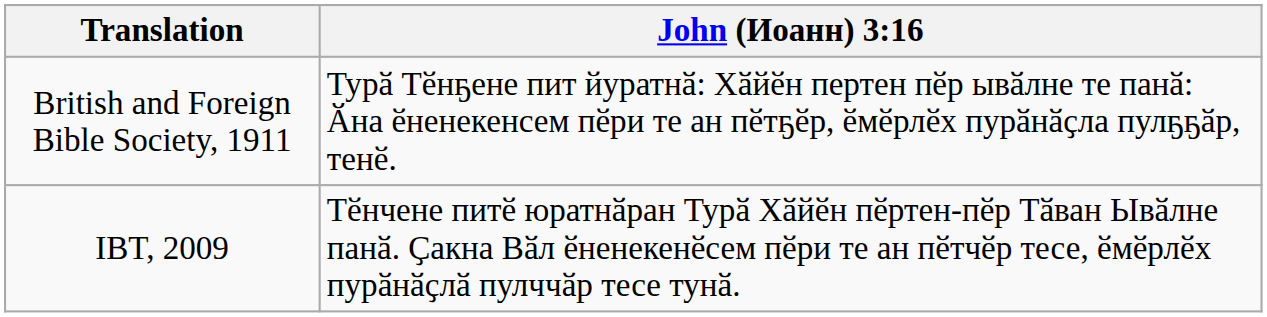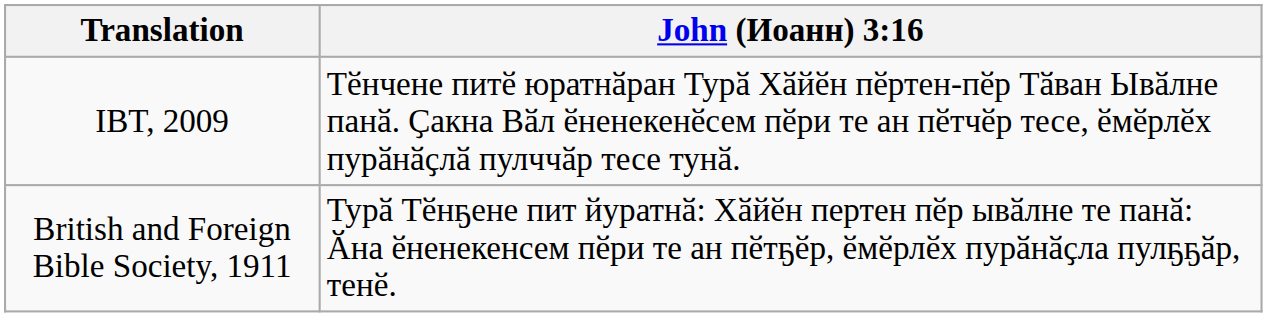rows swapped: (162, 120) <-> (162, 247)
